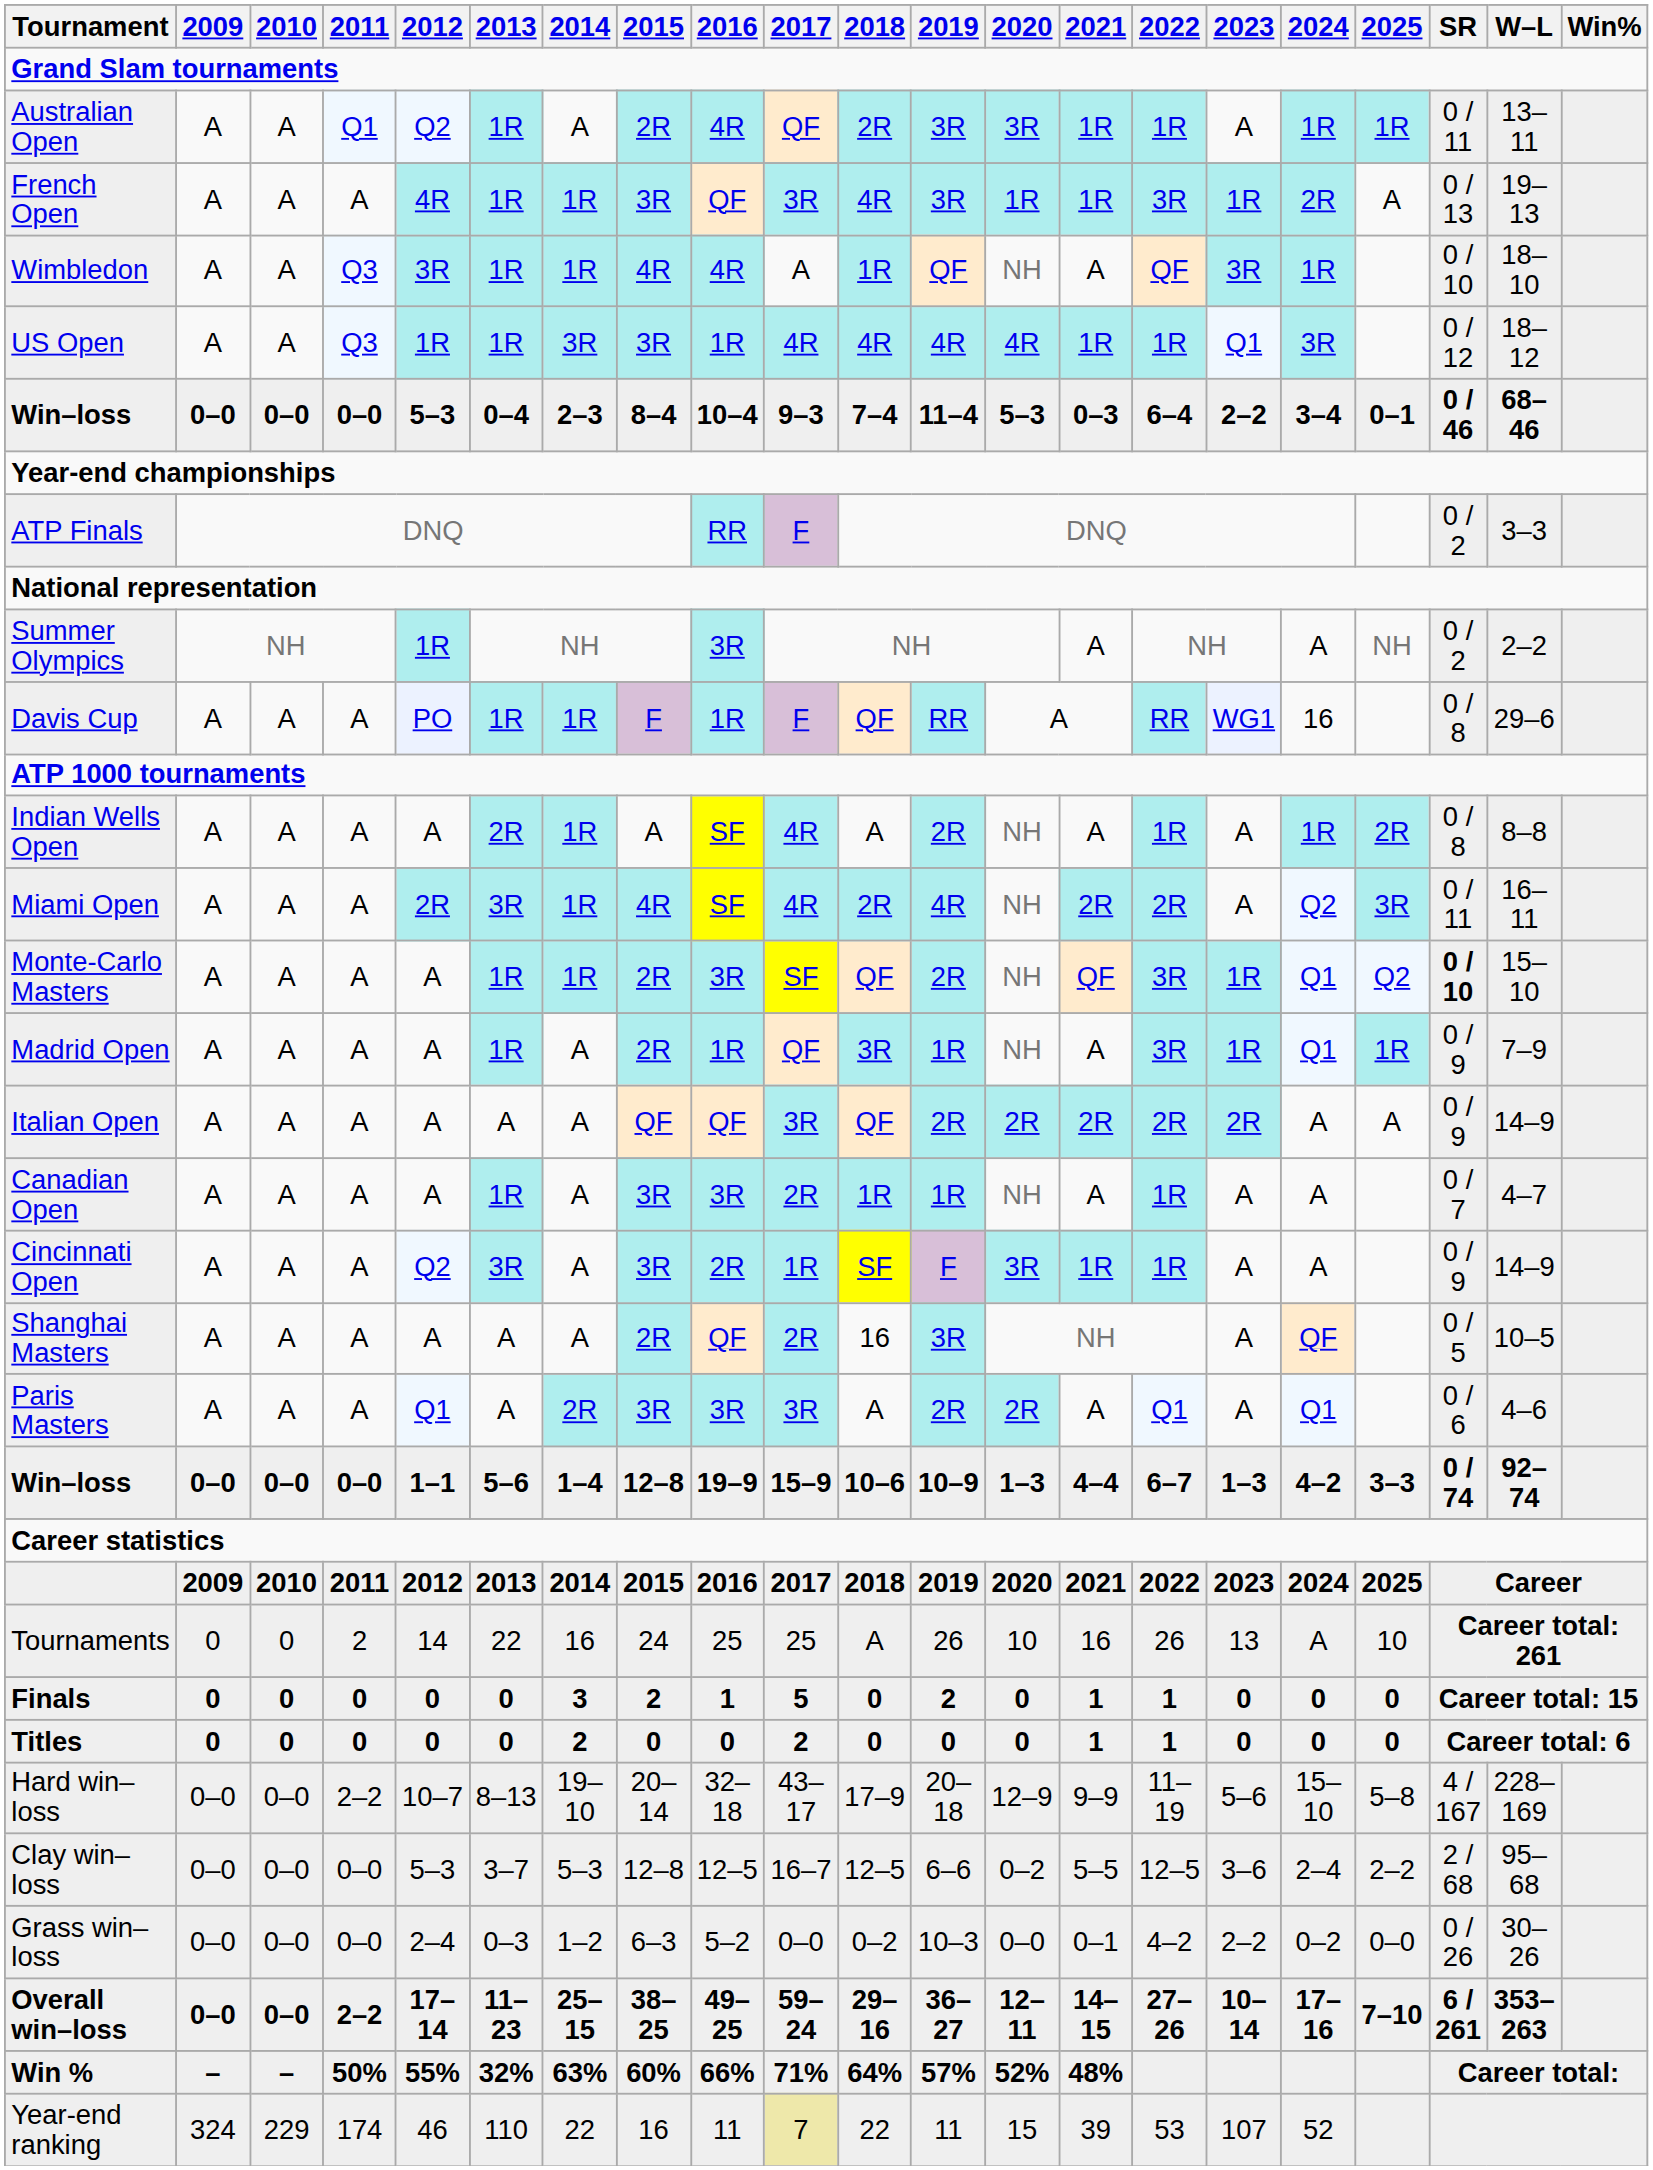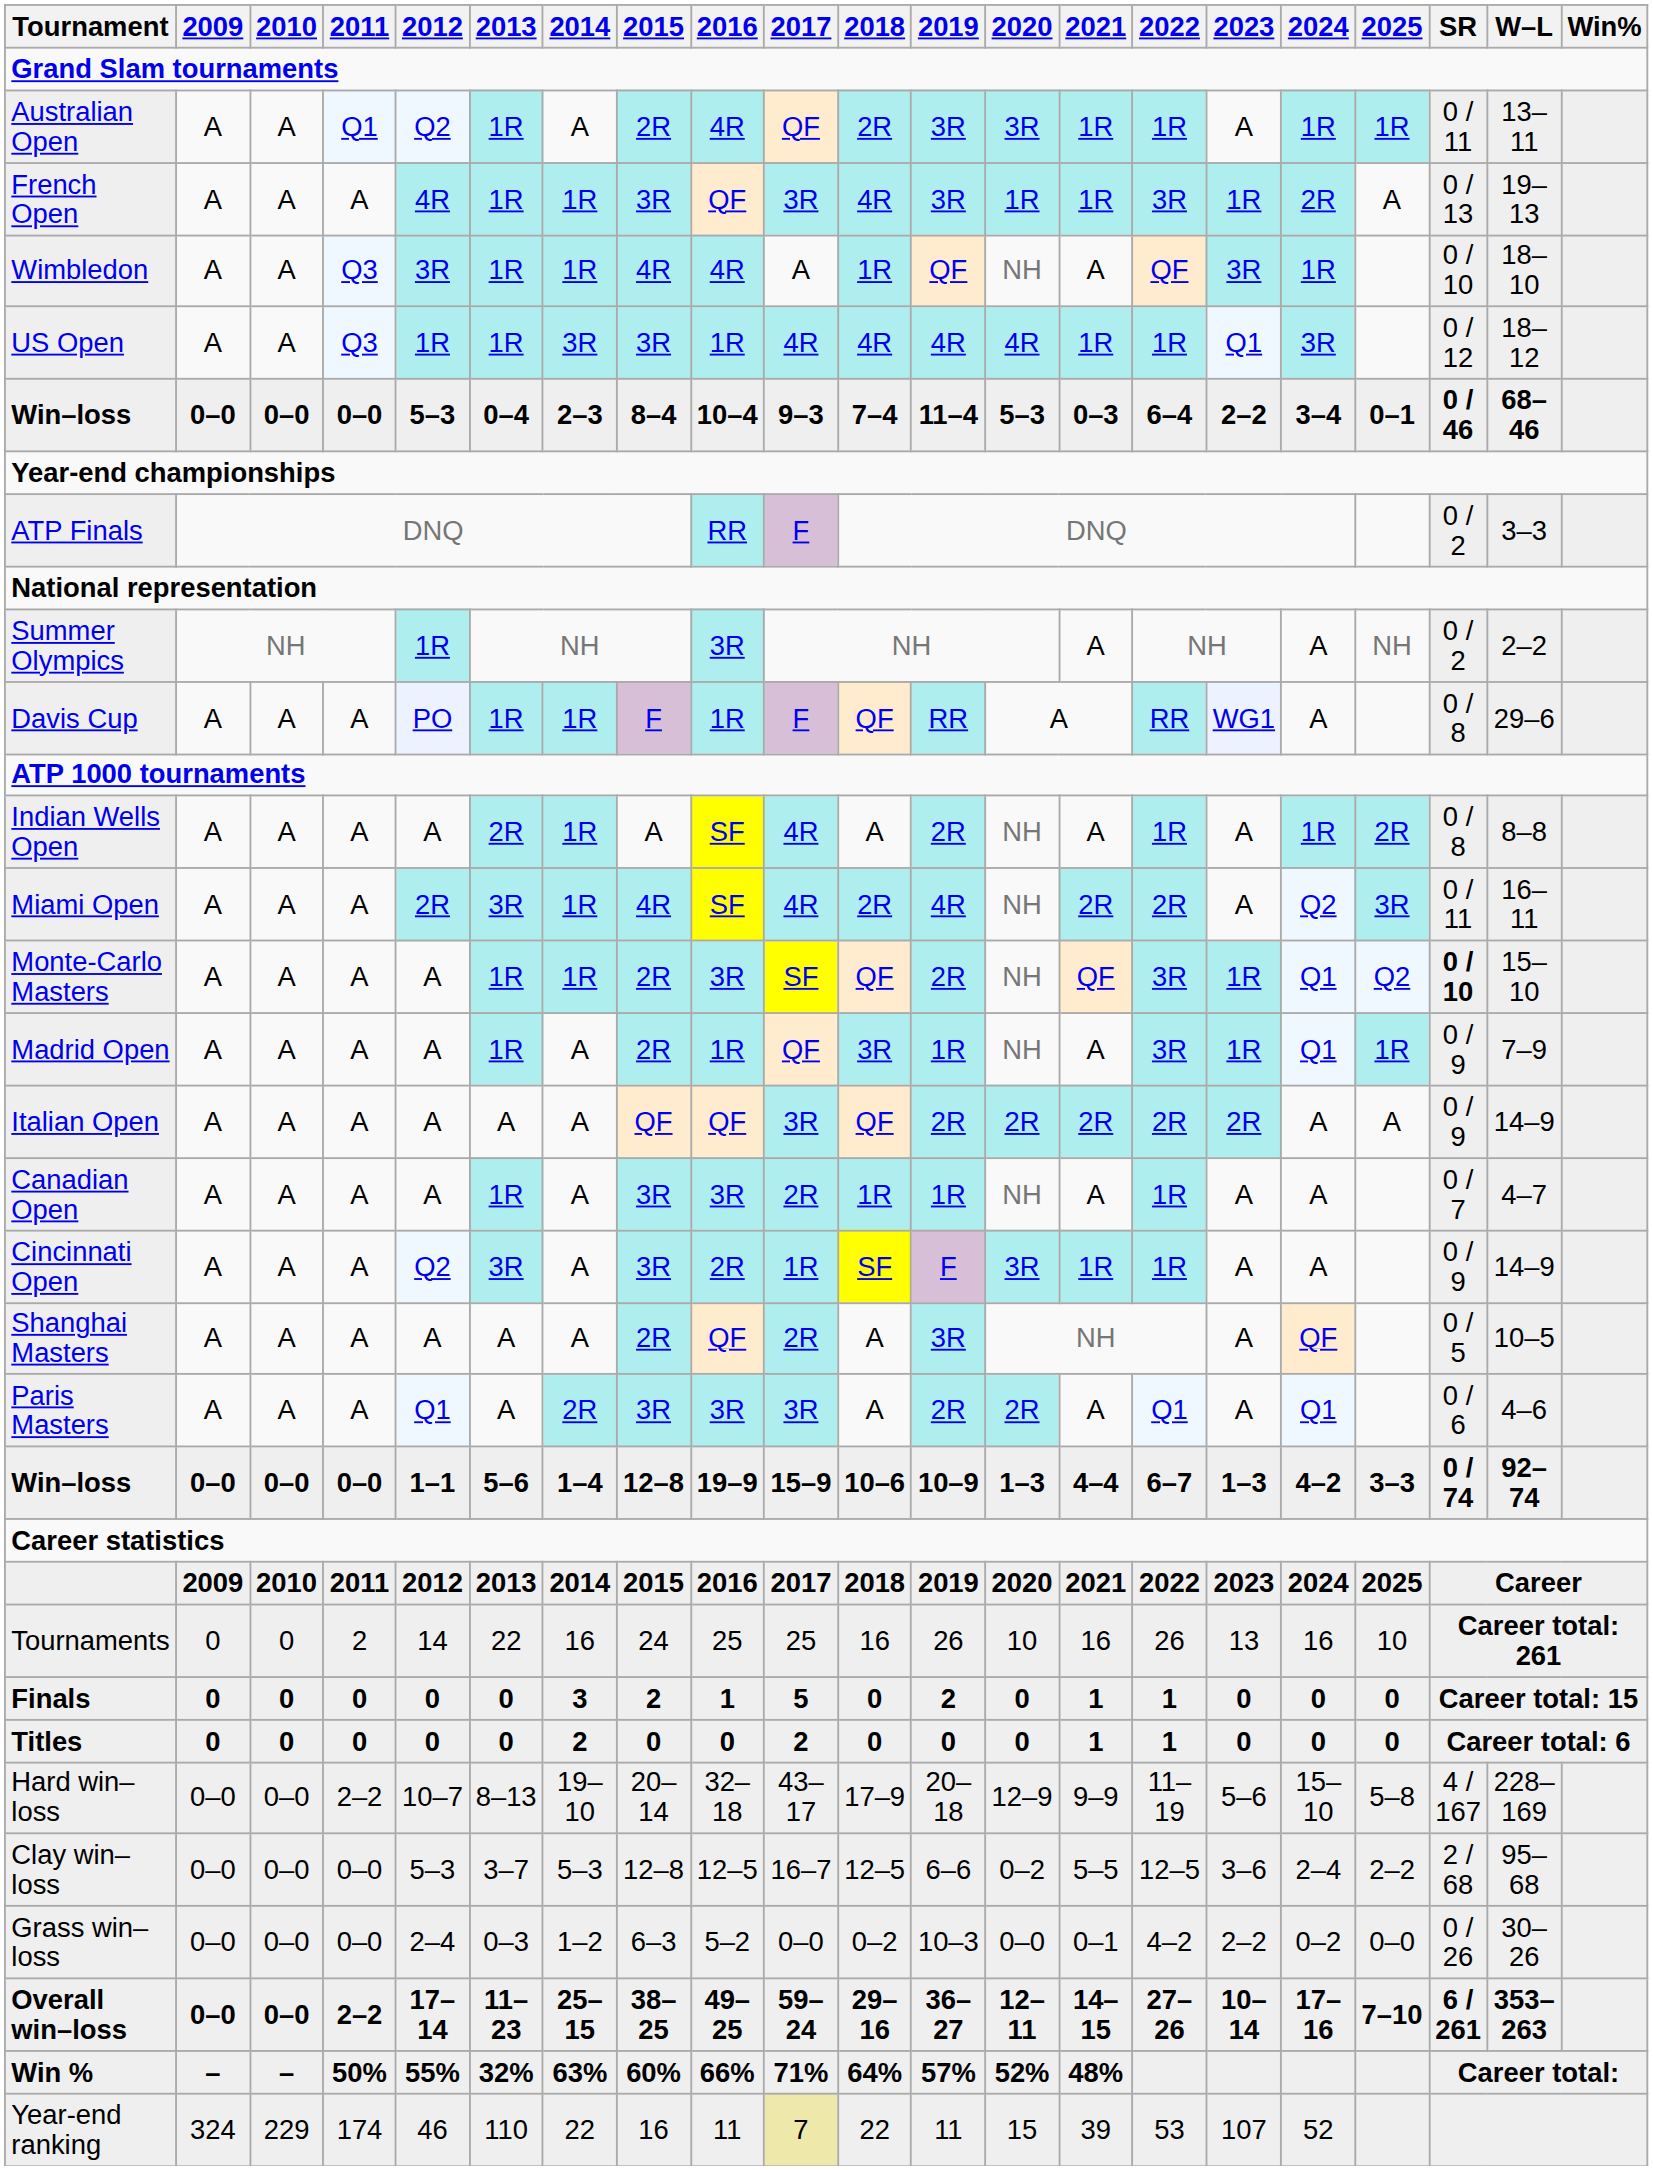(1318, 717) 16 -> (1318, 717) A
(875, 1338) 16 -> (875, 1338) A
(875, 1640) A -> (875, 1640) 16
(1318, 1640) A -> (1318, 1640) 16
